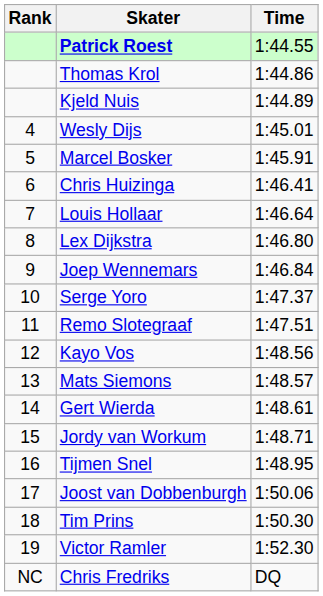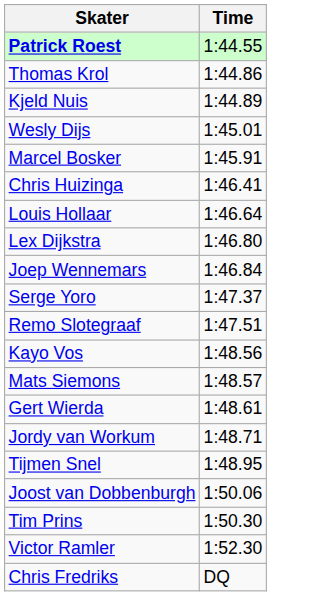- column: (30, 18)
